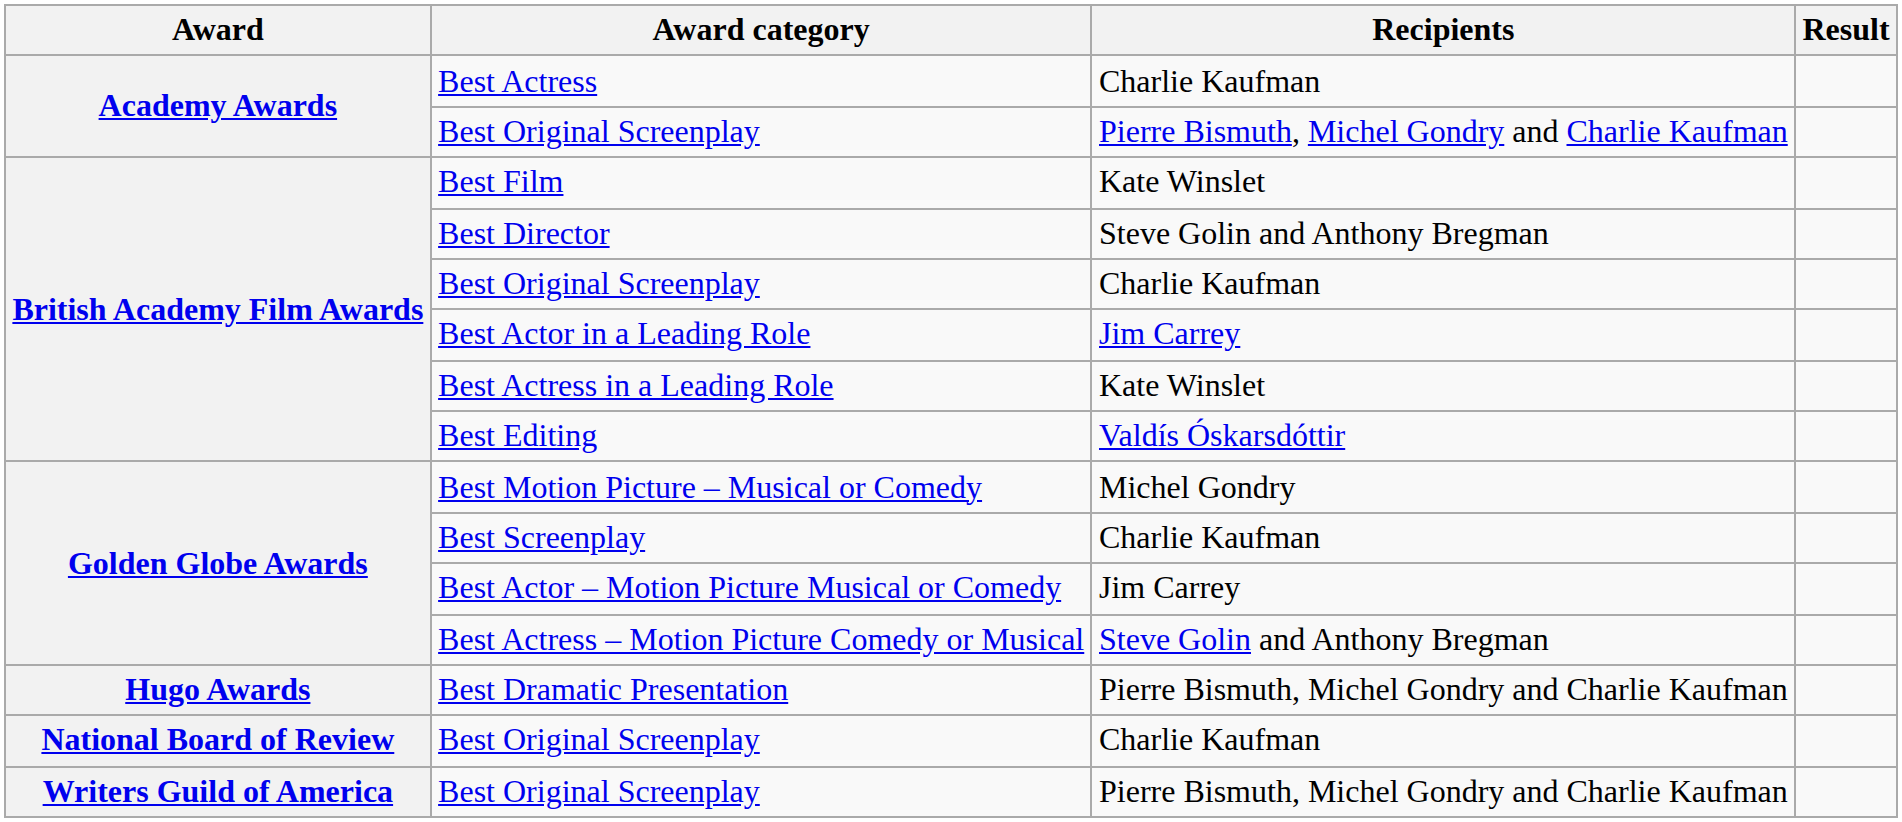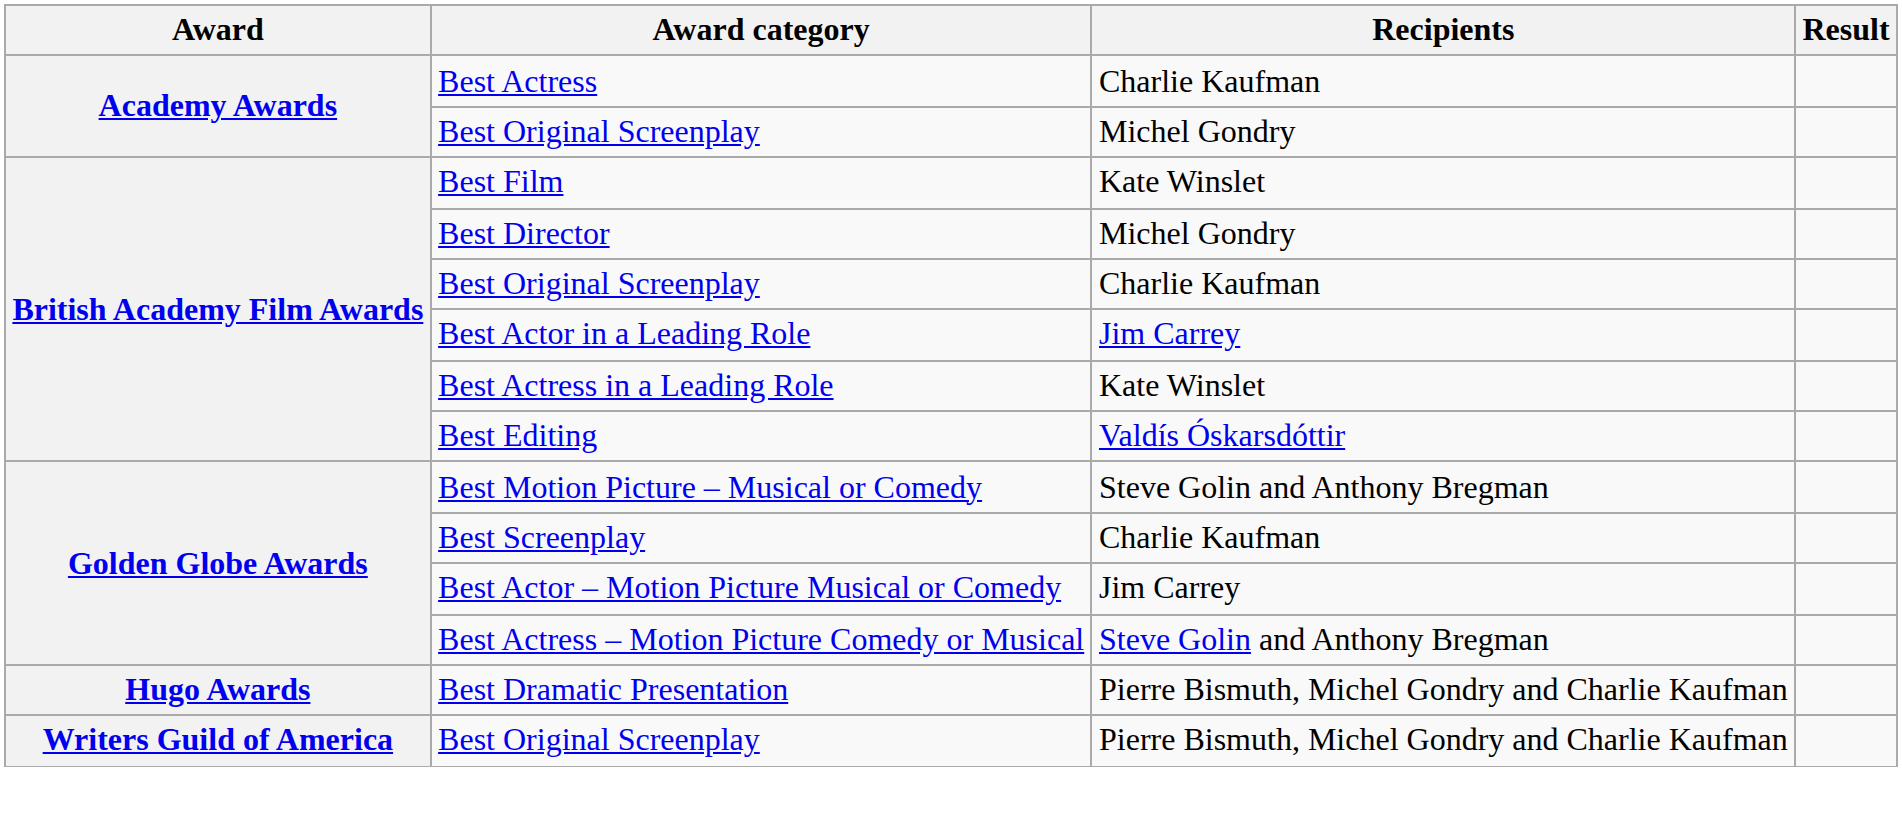(1443, 131) Pierre Bismuth, Michel Gondry and Charlie Kaufman -> (1197, 131) Michel Gondry
(1324, 232) Steve Golin and Anthony Bregman -> (1197, 232) Michel Gondry
(1197, 486) Michel Gondry -> (1324, 486) Steve Golin and Anthony Bregman
- row: (218, 740)
